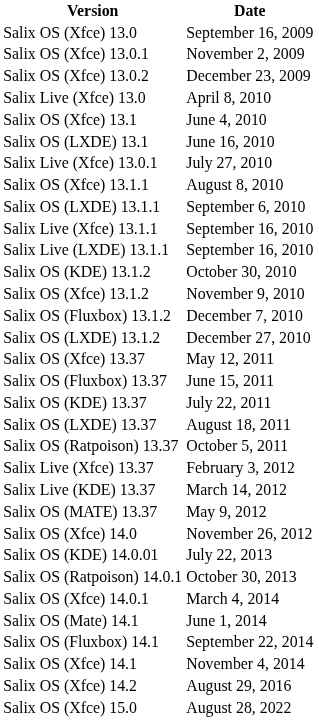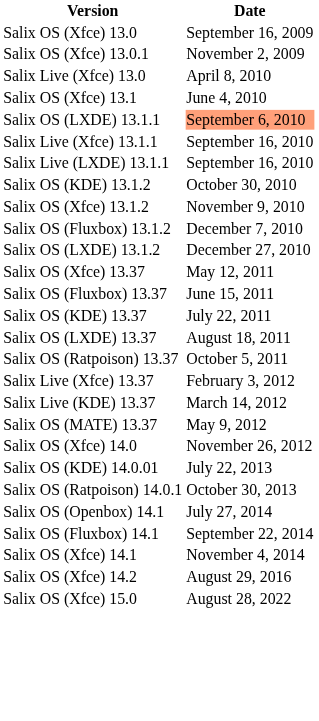- row: (76, 76)
- row: (76, 141)
- row: (80, 163)
- row: (76, 185)
(246, 206) no background -> (246, 119) lightsalmon background
- row: (76, 598)
- row: (71, 620)
+ row: (84, 511)
